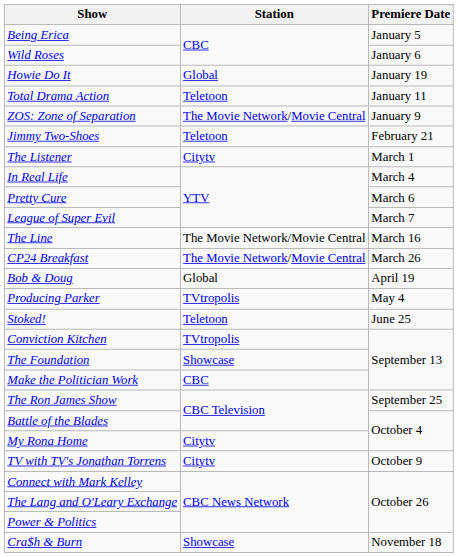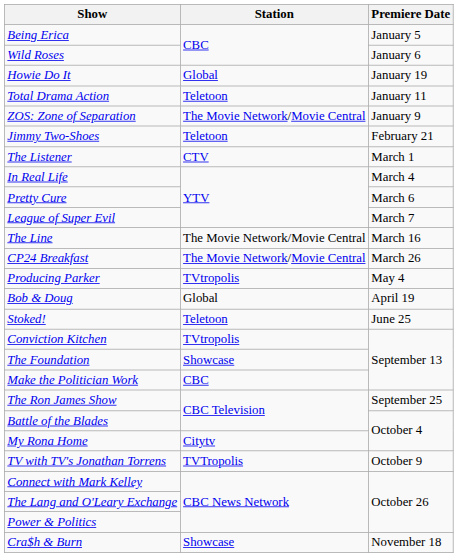(199, 156) Citytv -> (196, 156) CTV
rows swapped: (40, 278) <-> (54, 298)
(199, 461) Citytv -> (213, 461) TVTropolis
